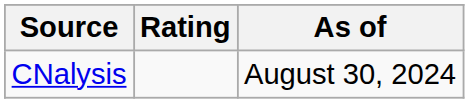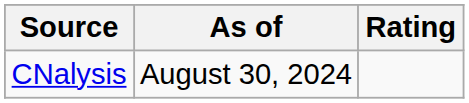columns swapped: (185, 27) <-> (350, 27)
